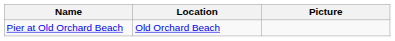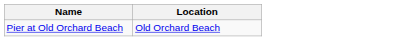- column: (326, 12)
